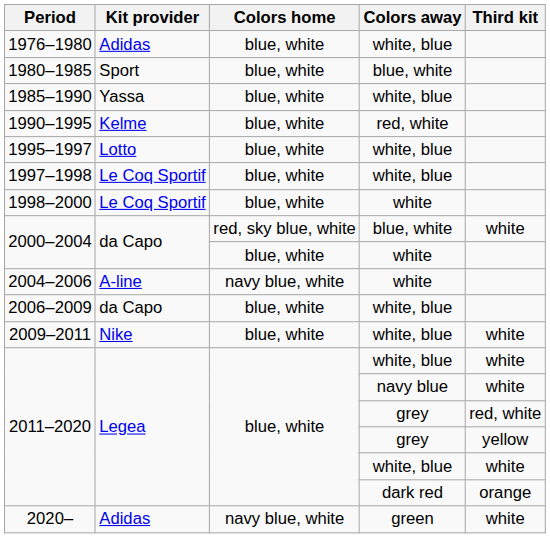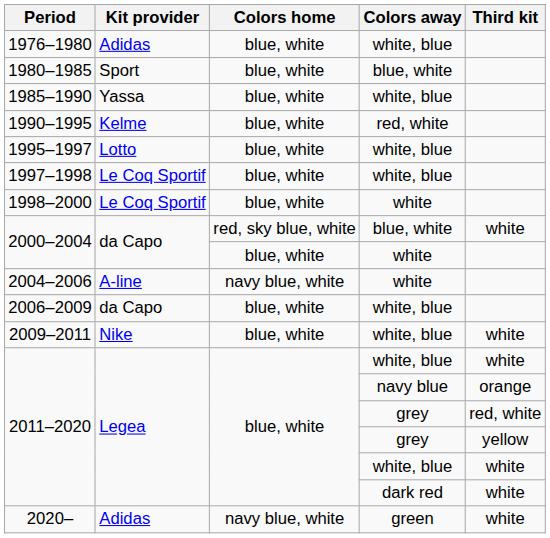(505, 387) white -> (505, 387) orange
(505, 492) orange -> (505, 492) white
